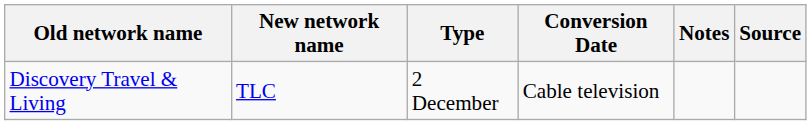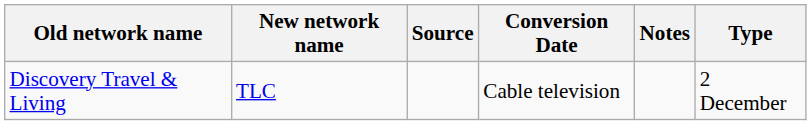columns swapped: (462, 33) <-> (770, 33)
